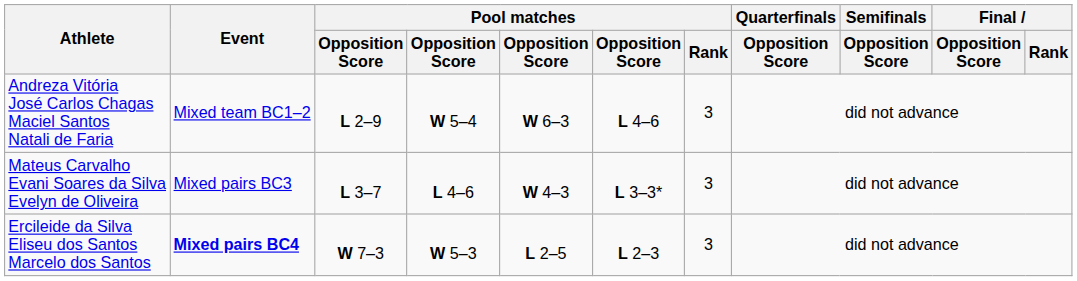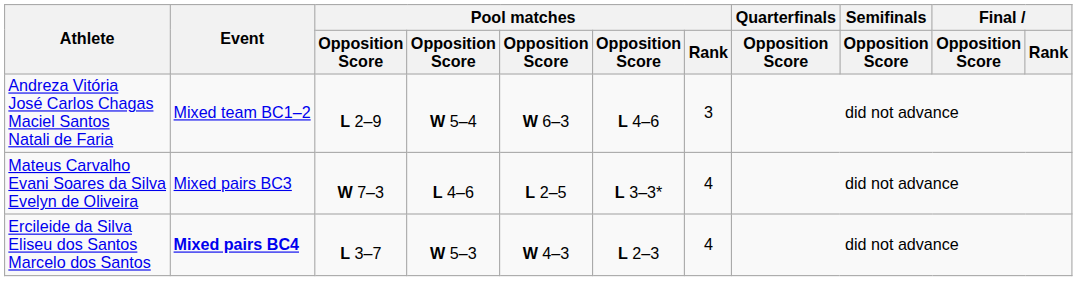(361, 193) L 3–7 -> (361, 193) W 7–3
(546, 193) W 4–3 -> (546, 193) L 2–5
(708, 184) 3 -> (708, 184) 4
(361, 254) W 7–3 -> (361, 254) L 3–7
(546, 254) L 2–5 -> (546, 254) W 4–3
(708, 245) 3 -> (708, 245) 4
